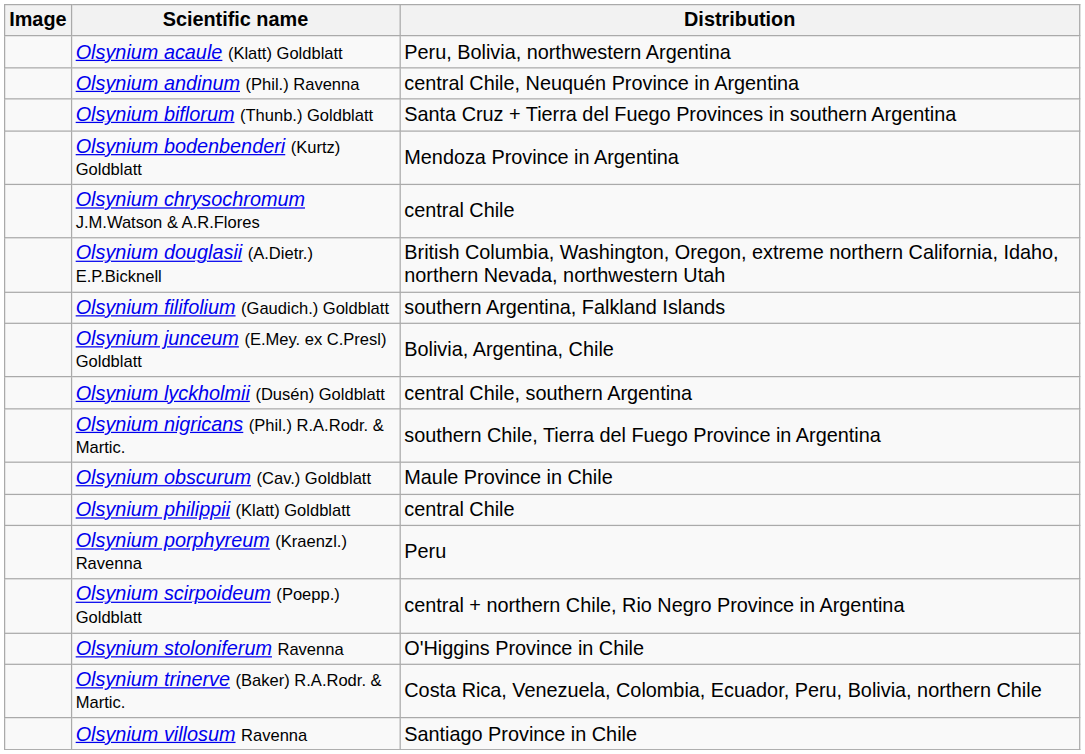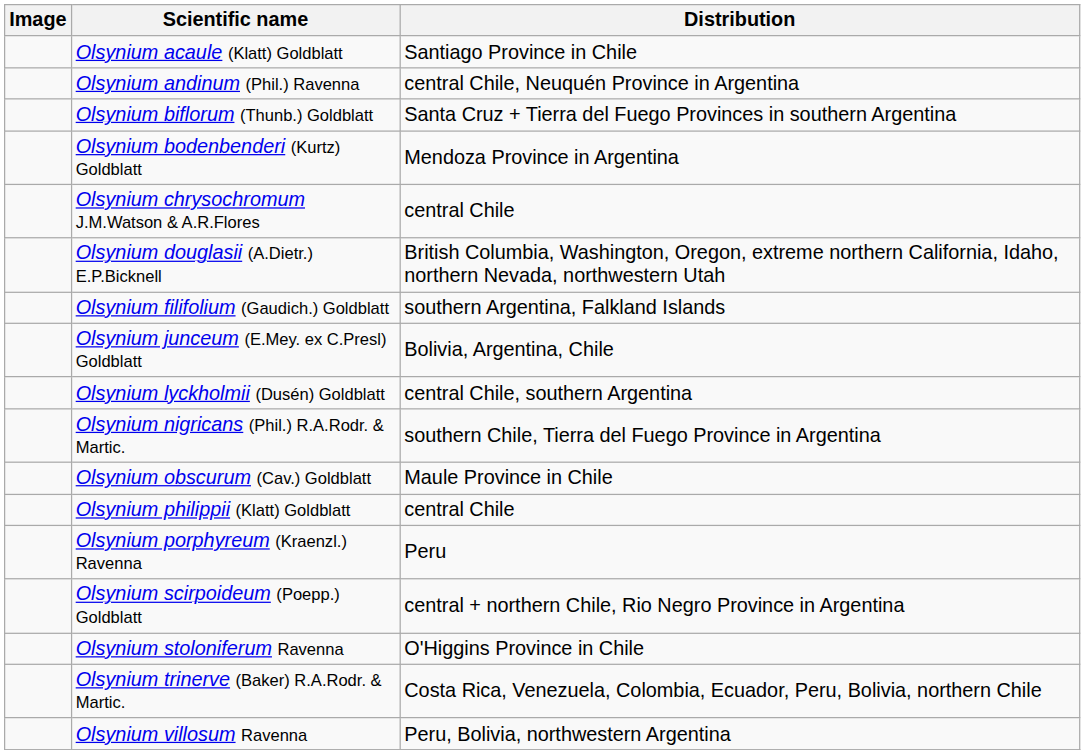(568, 51) Peru, Bolivia, northwestern Argentina -> (521, 51) Santiago Province in Chile
(521, 733) Santiago Province in Chile -> (568, 733) Peru, Bolivia, northwestern Argentina
